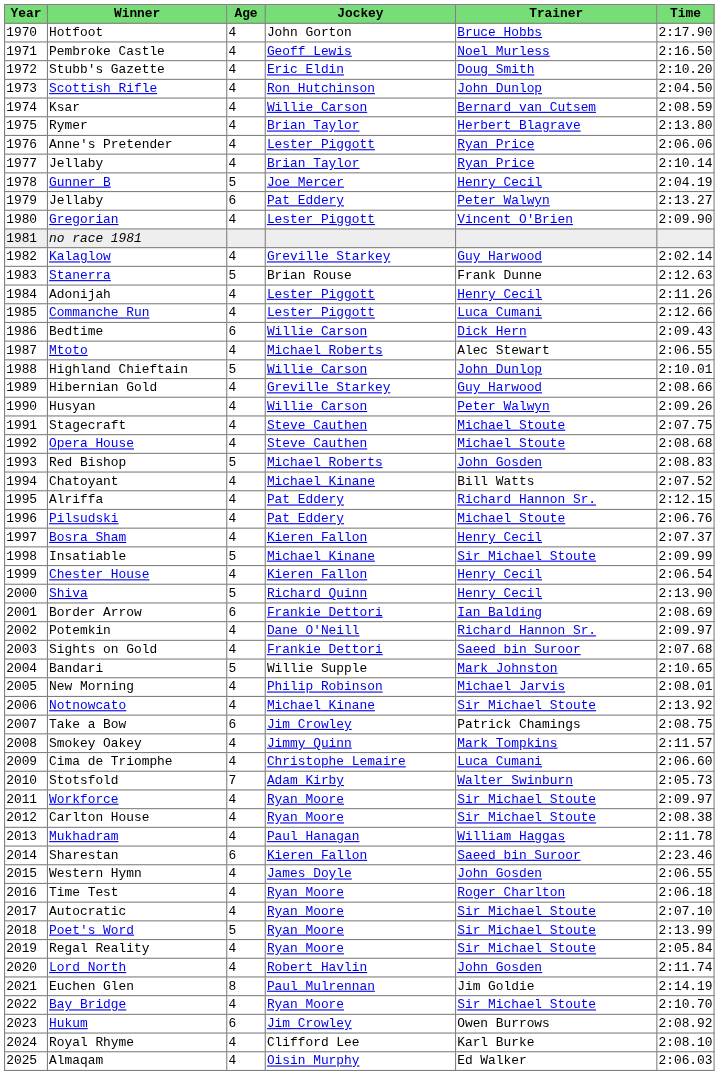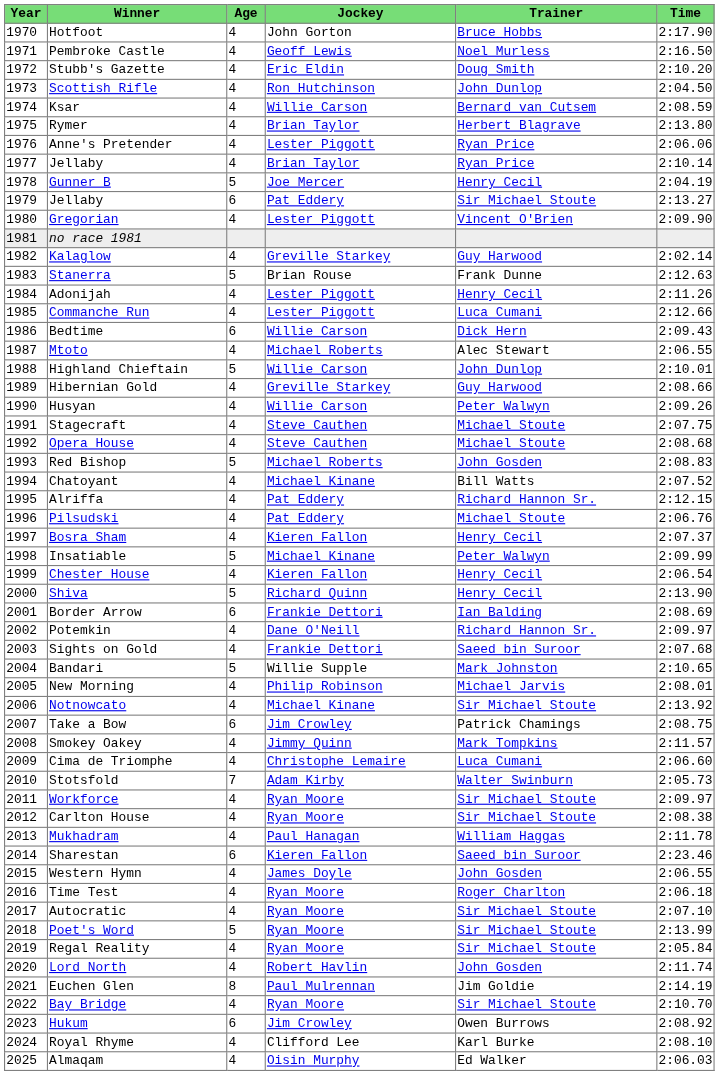(503, 201) Peter Walwyn -> (527, 201) Sir Michael Stoute
(527, 556) Sir Michael Stoute -> (503, 556) Peter Walwyn
